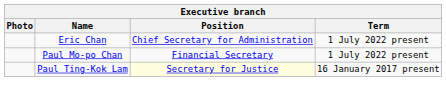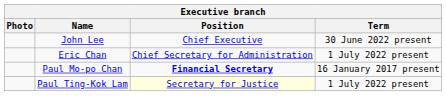+ row: (83, 40)
(222, 55) normal -> (222, 69) bold
(378, 55) 1 July 2022 present -> (378, 69) 16 January 2017 present
(378, 69) 16 January 2017 present -> (378, 84) 1 July 2022 present
